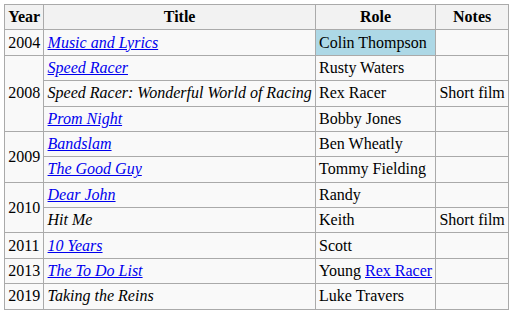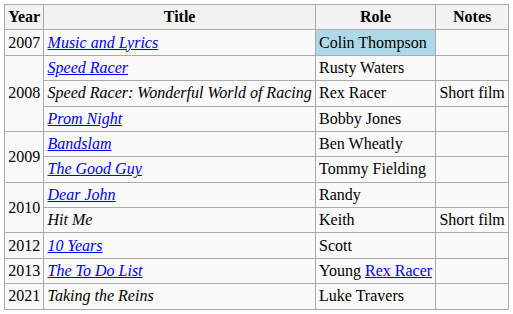(24, 42) 2004 -> (24, 42) 2007
(24, 245) 2011 -> (24, 245) 2012
(24, 296) 2019 -> (24, 296) 2021
